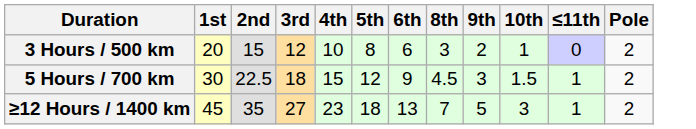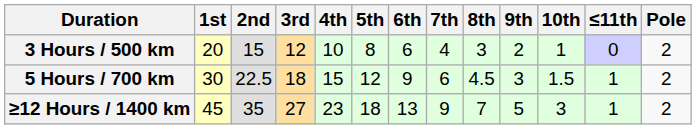+ column: (444, 20)
